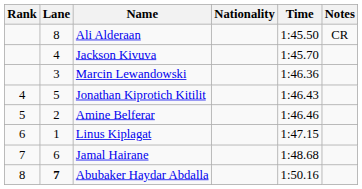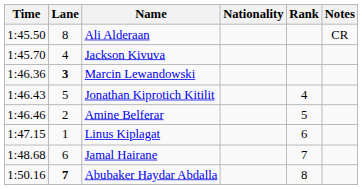columns swapped: (22, 14) <-> (300, 14)
(56, 74) normal -> (65, 74) bold
